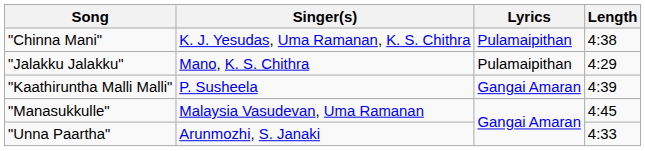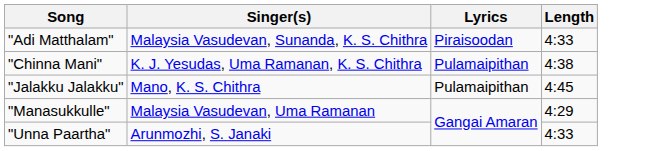+ row: (61, 40)
(602, 64) 4:29 -> (559, 87) 4:45
- row: (90, 87)
(602, 111) 4:45 -> (559, 111) 4:29
